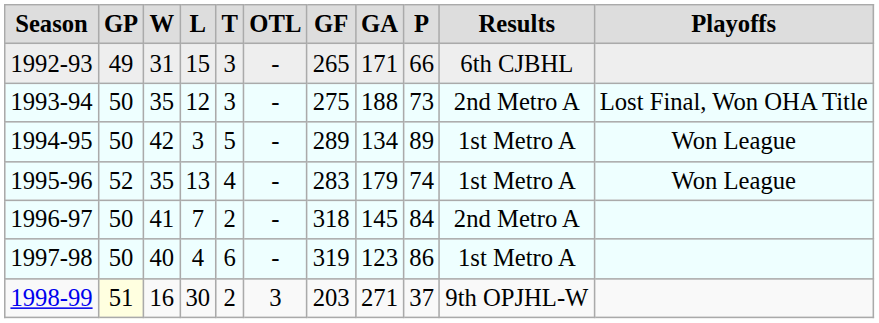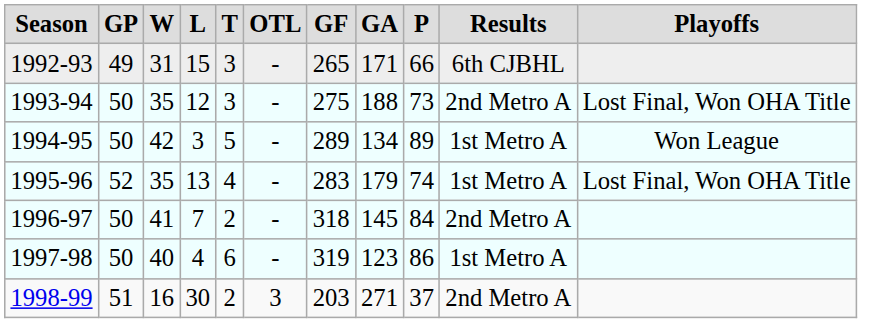(734, 180) Won League -> (717, 180) Lost Final, Won OHA Title
(121, 297) lightyellow background -> (121, 297) no background
(517, 297) 9th OPJHL-W -> (508, 297) 2nd Metro A
